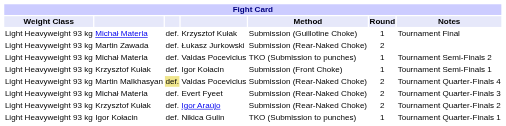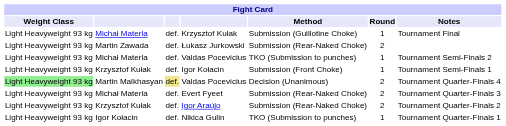(49, 81) no background -> (49, 81) lightgreen background
(308, 81) Submission (Rear-Naked Choke) -> (288, 81) Decision (Unanimous)
